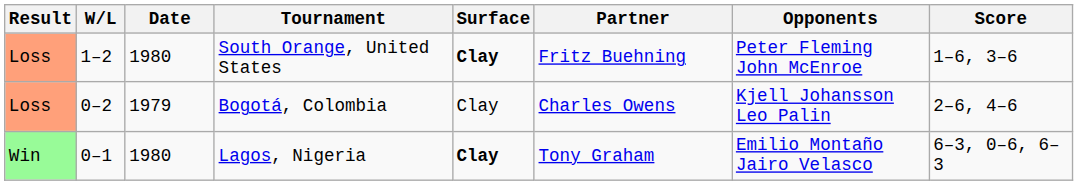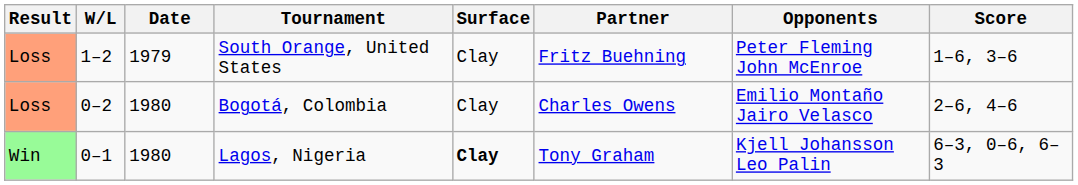(150, 58) 1980 -> (150, 58) 1979
(478, 58) bold -> (478, 58) normal
(150, 107) 1979 -> (150, 107) 1980
(815, 107) Kjell Johansson Leo Palin -> (810, 107) Emilio Montaño Jairo Velasco
(810, 155) Emilio Montaño Jairo Velasco -> (815, 155) Kjell Johansson Leo Palin
